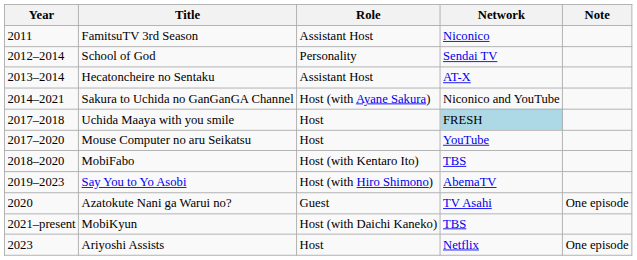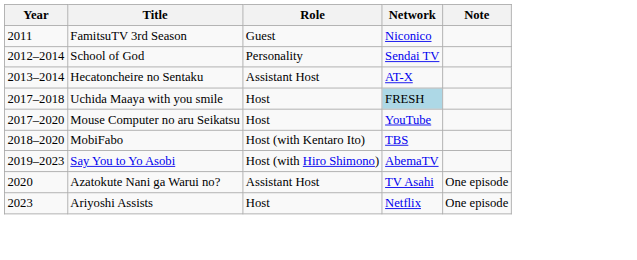(336, 36) Assistant Host -> (261, 36) Guest
- row: (188, 98)
(314, 203) Guest -> (283, 182) Assistant Host
- row: (109, 224)
